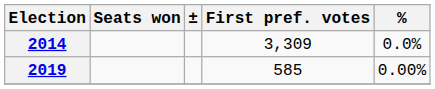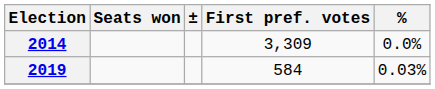(288, 70) 585 -> (288, 70) 584
(402, 70) 0.00% -> (402, 70) 0.03%
